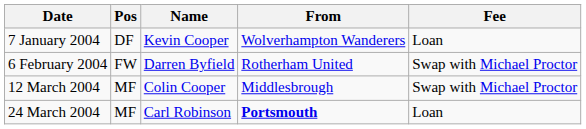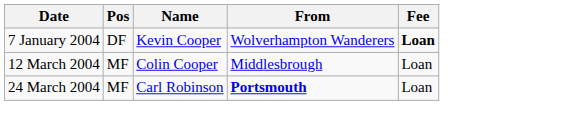(428, 40) normal -> (418, 40) bold
- row: (58, 64)
(495, 87) Swap with Michael Proctor -> (417, 64) Loan
